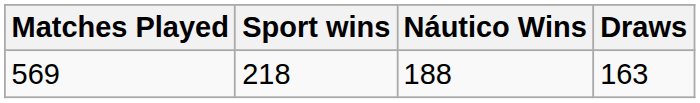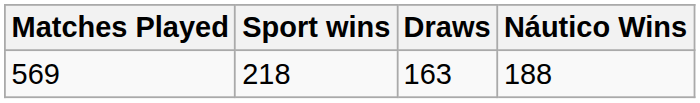columns swapped: (644, 27) <-> (495, 27)
